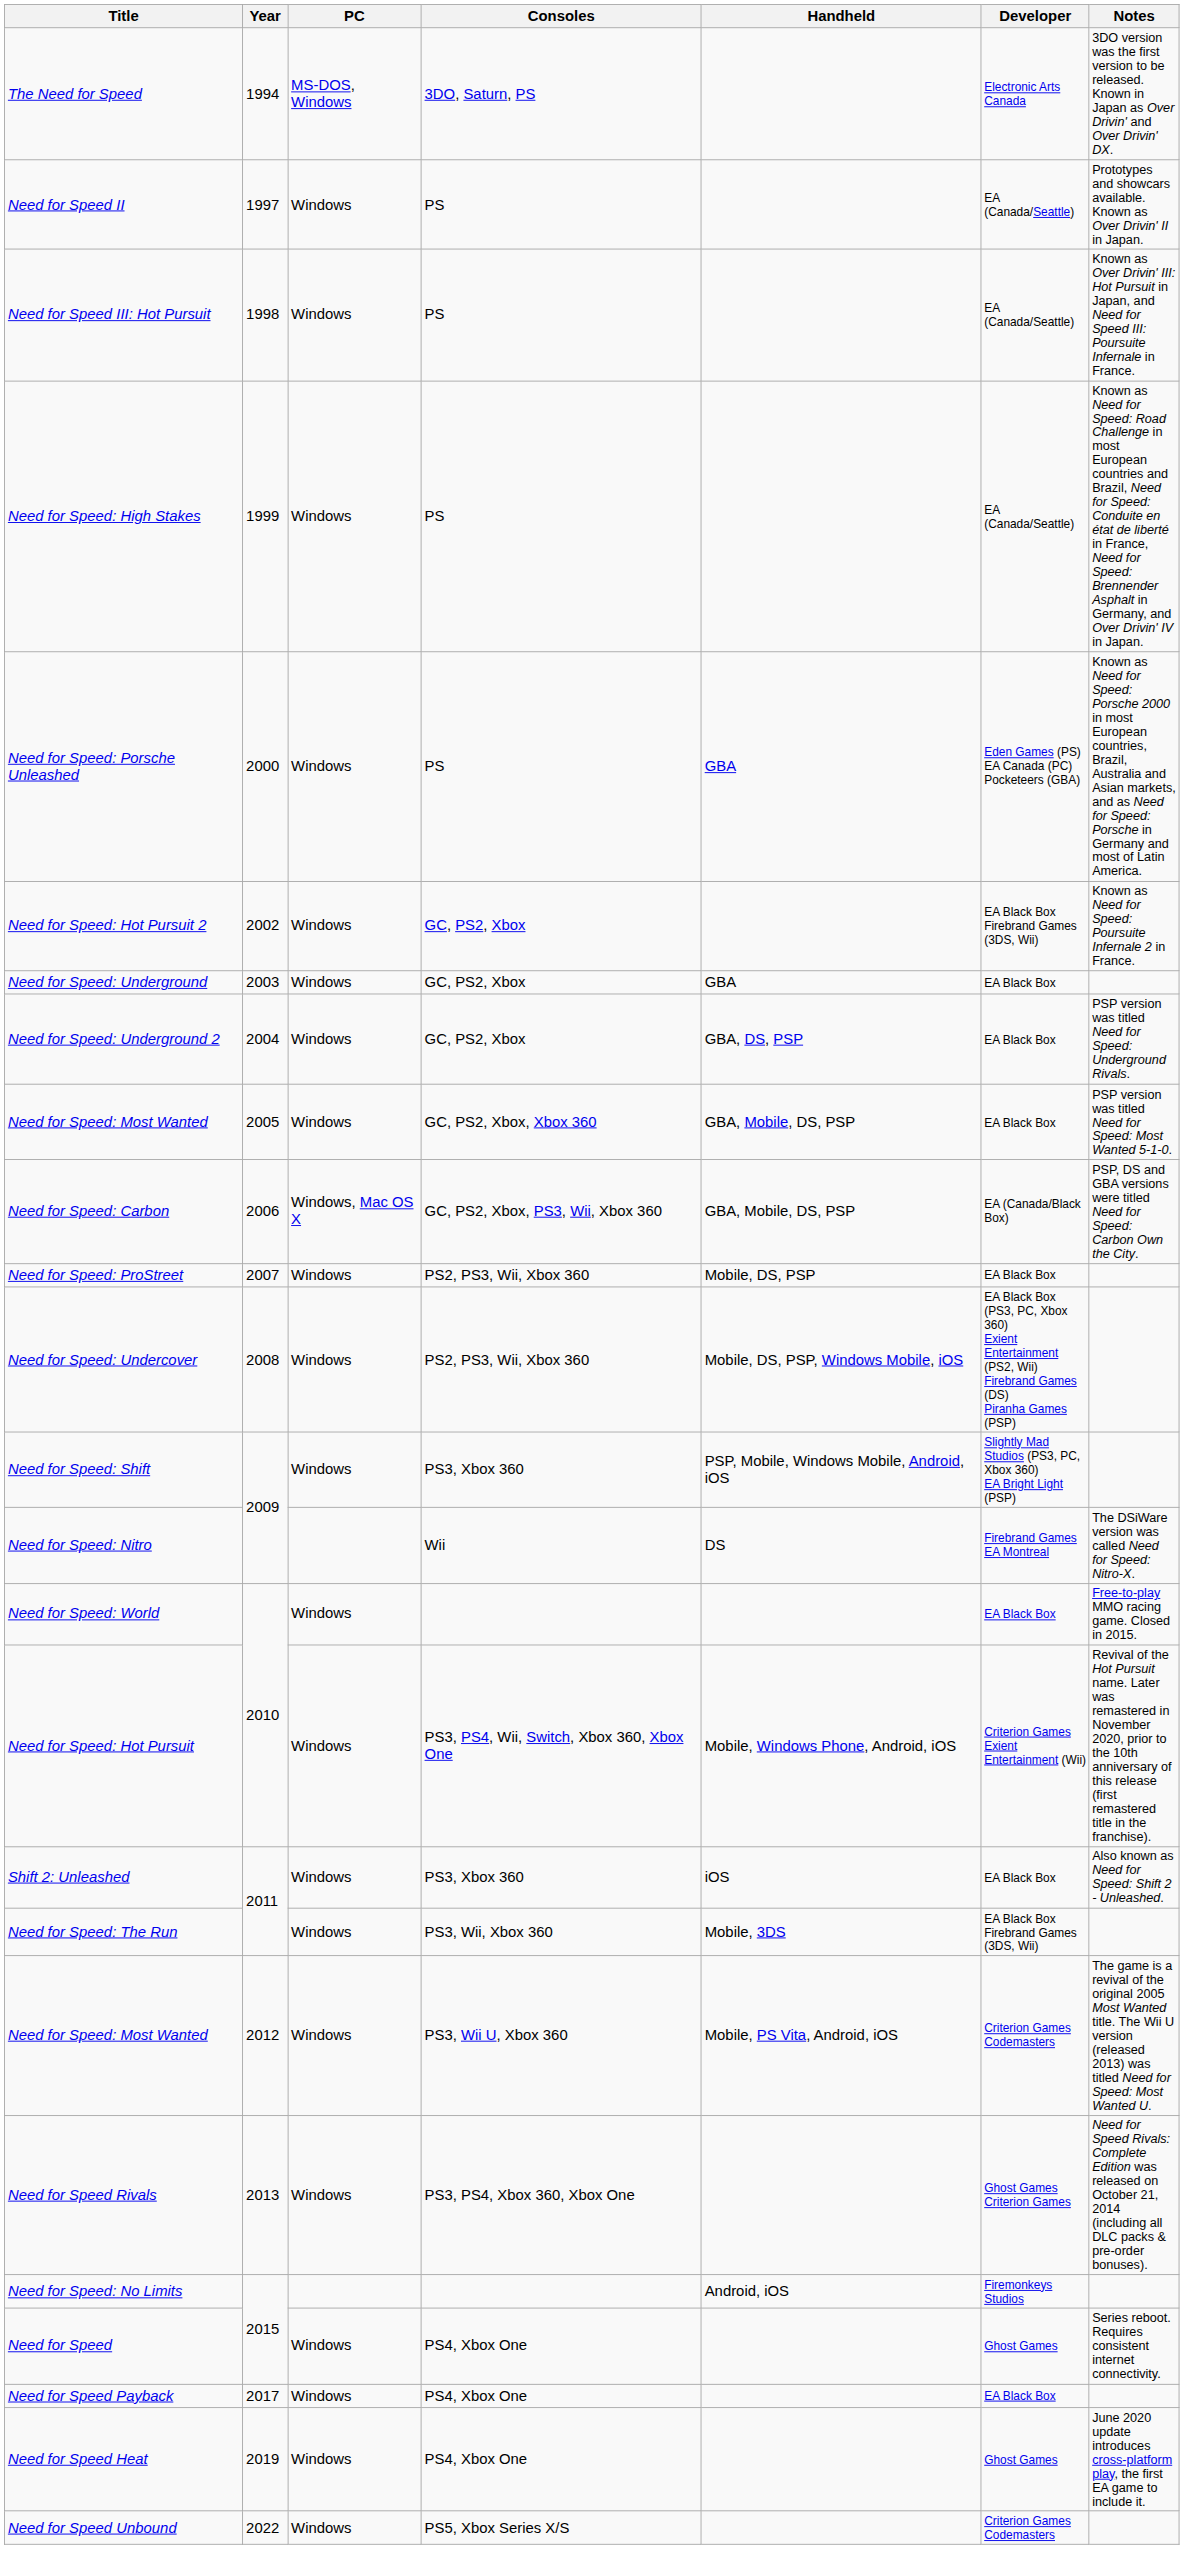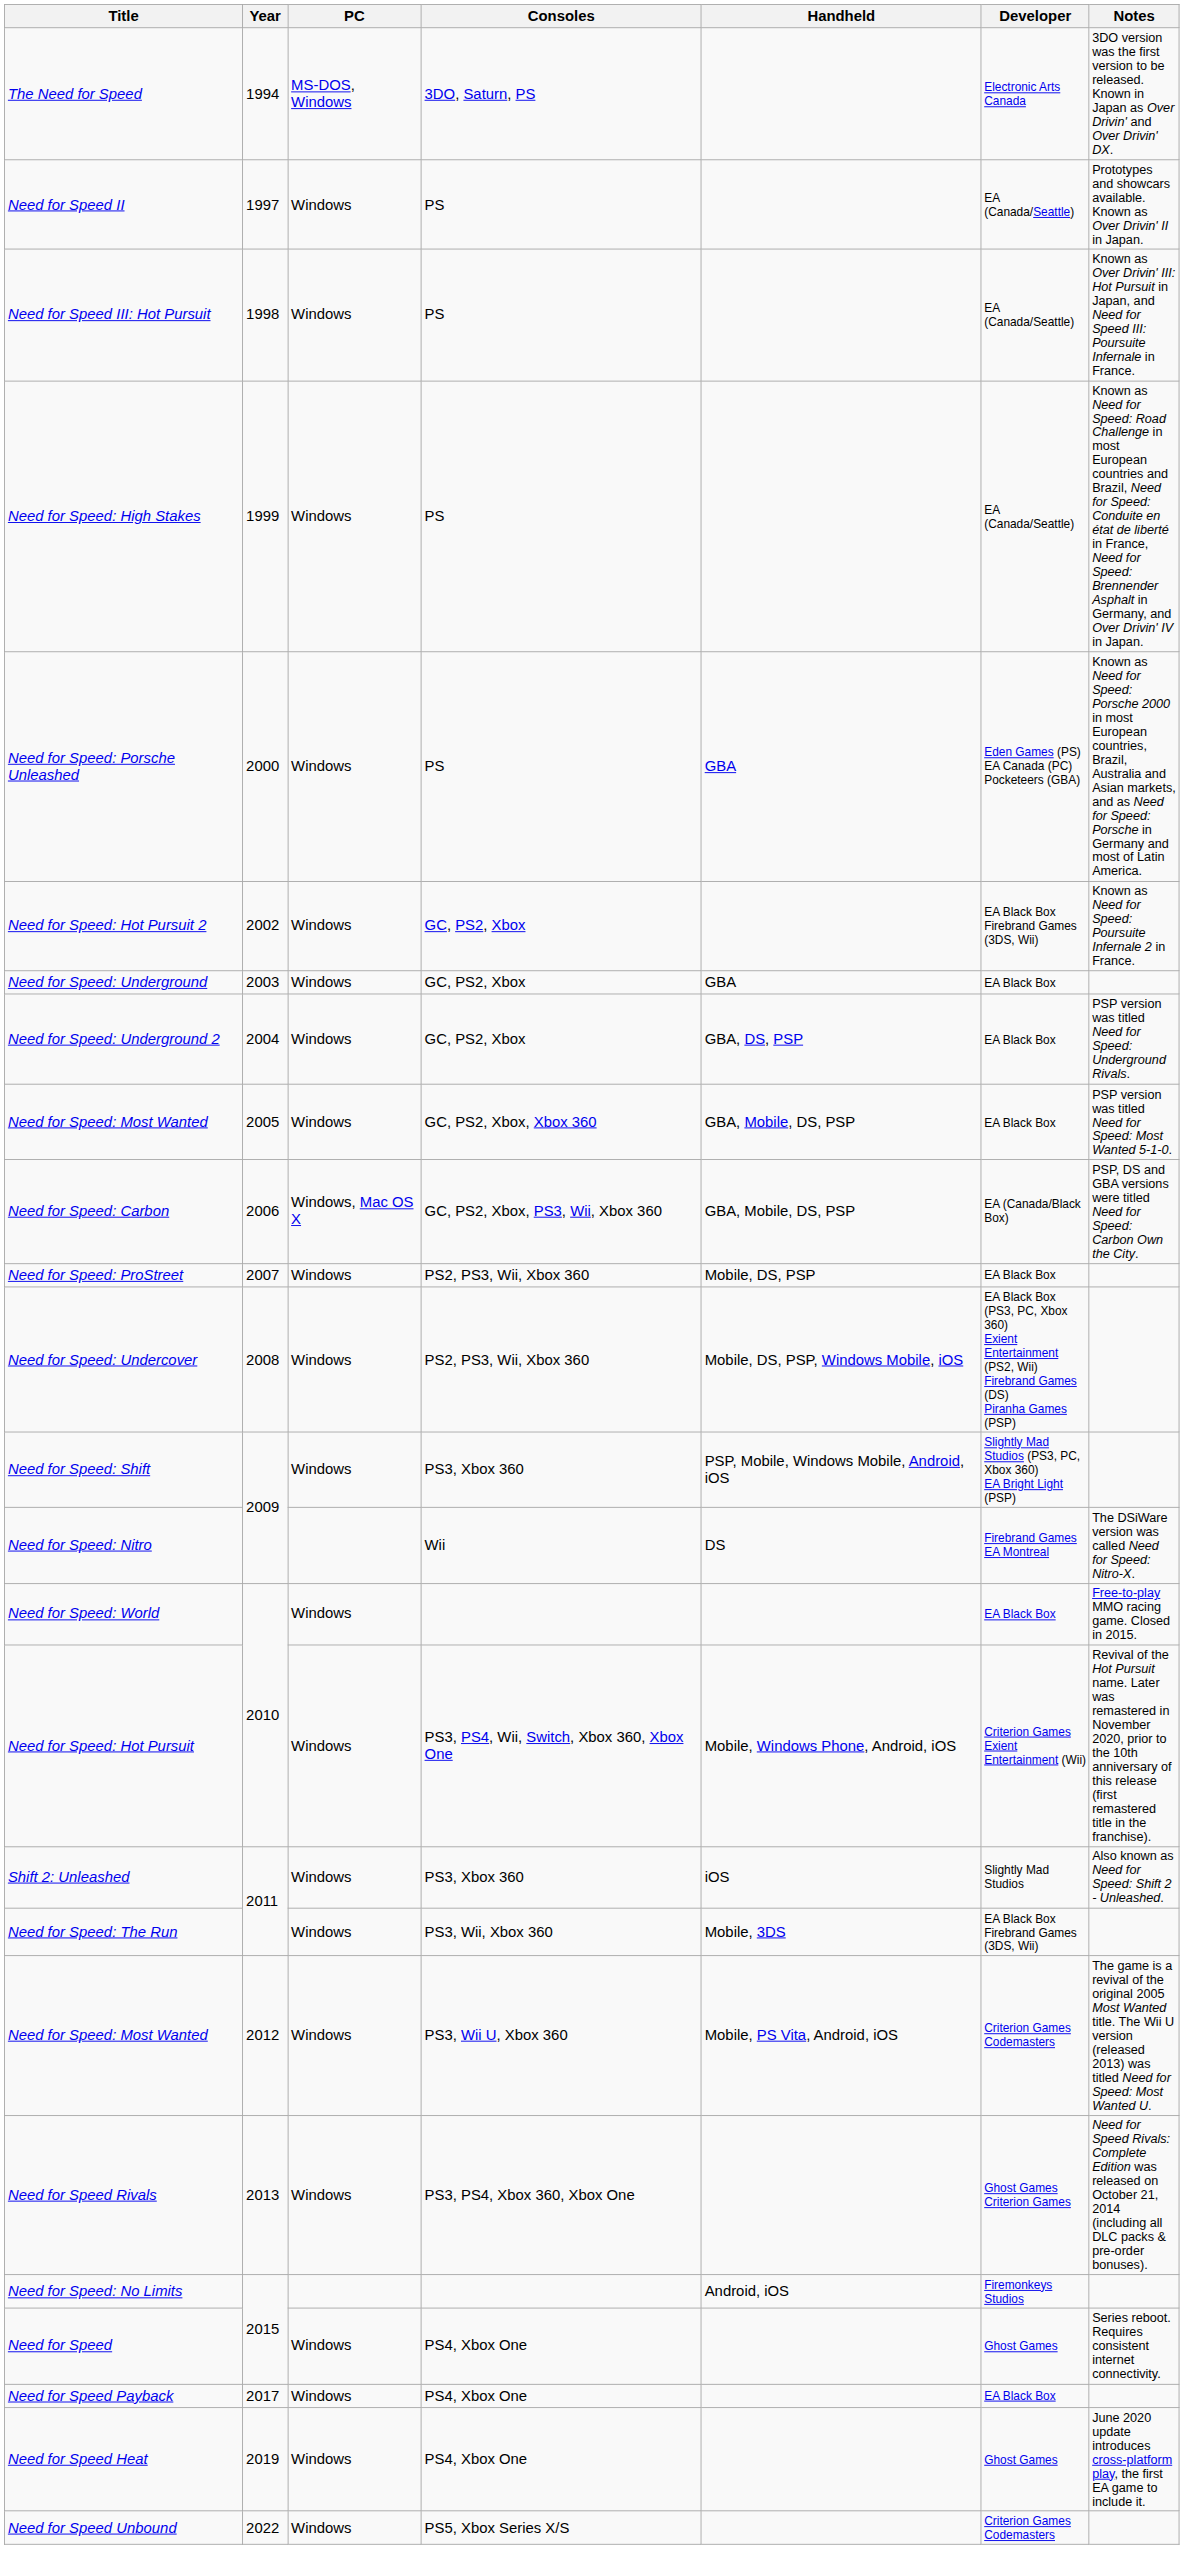(1020, 1877) EA Black Box -> (1017, 1877) Slightly Mad Studios
